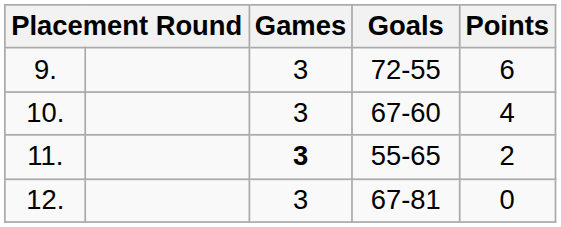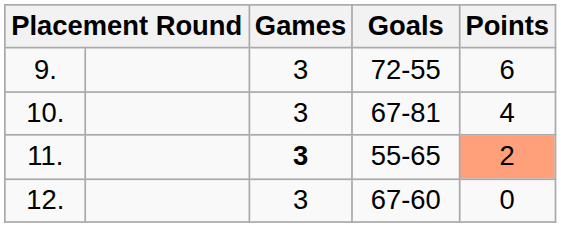(406, 112) 67-60 -> (406, 112) 67-81
(507, 156) no background -> (507, 156) lightsalmon background
(406, 199) 67-81 -> (406, 199) 67-60
